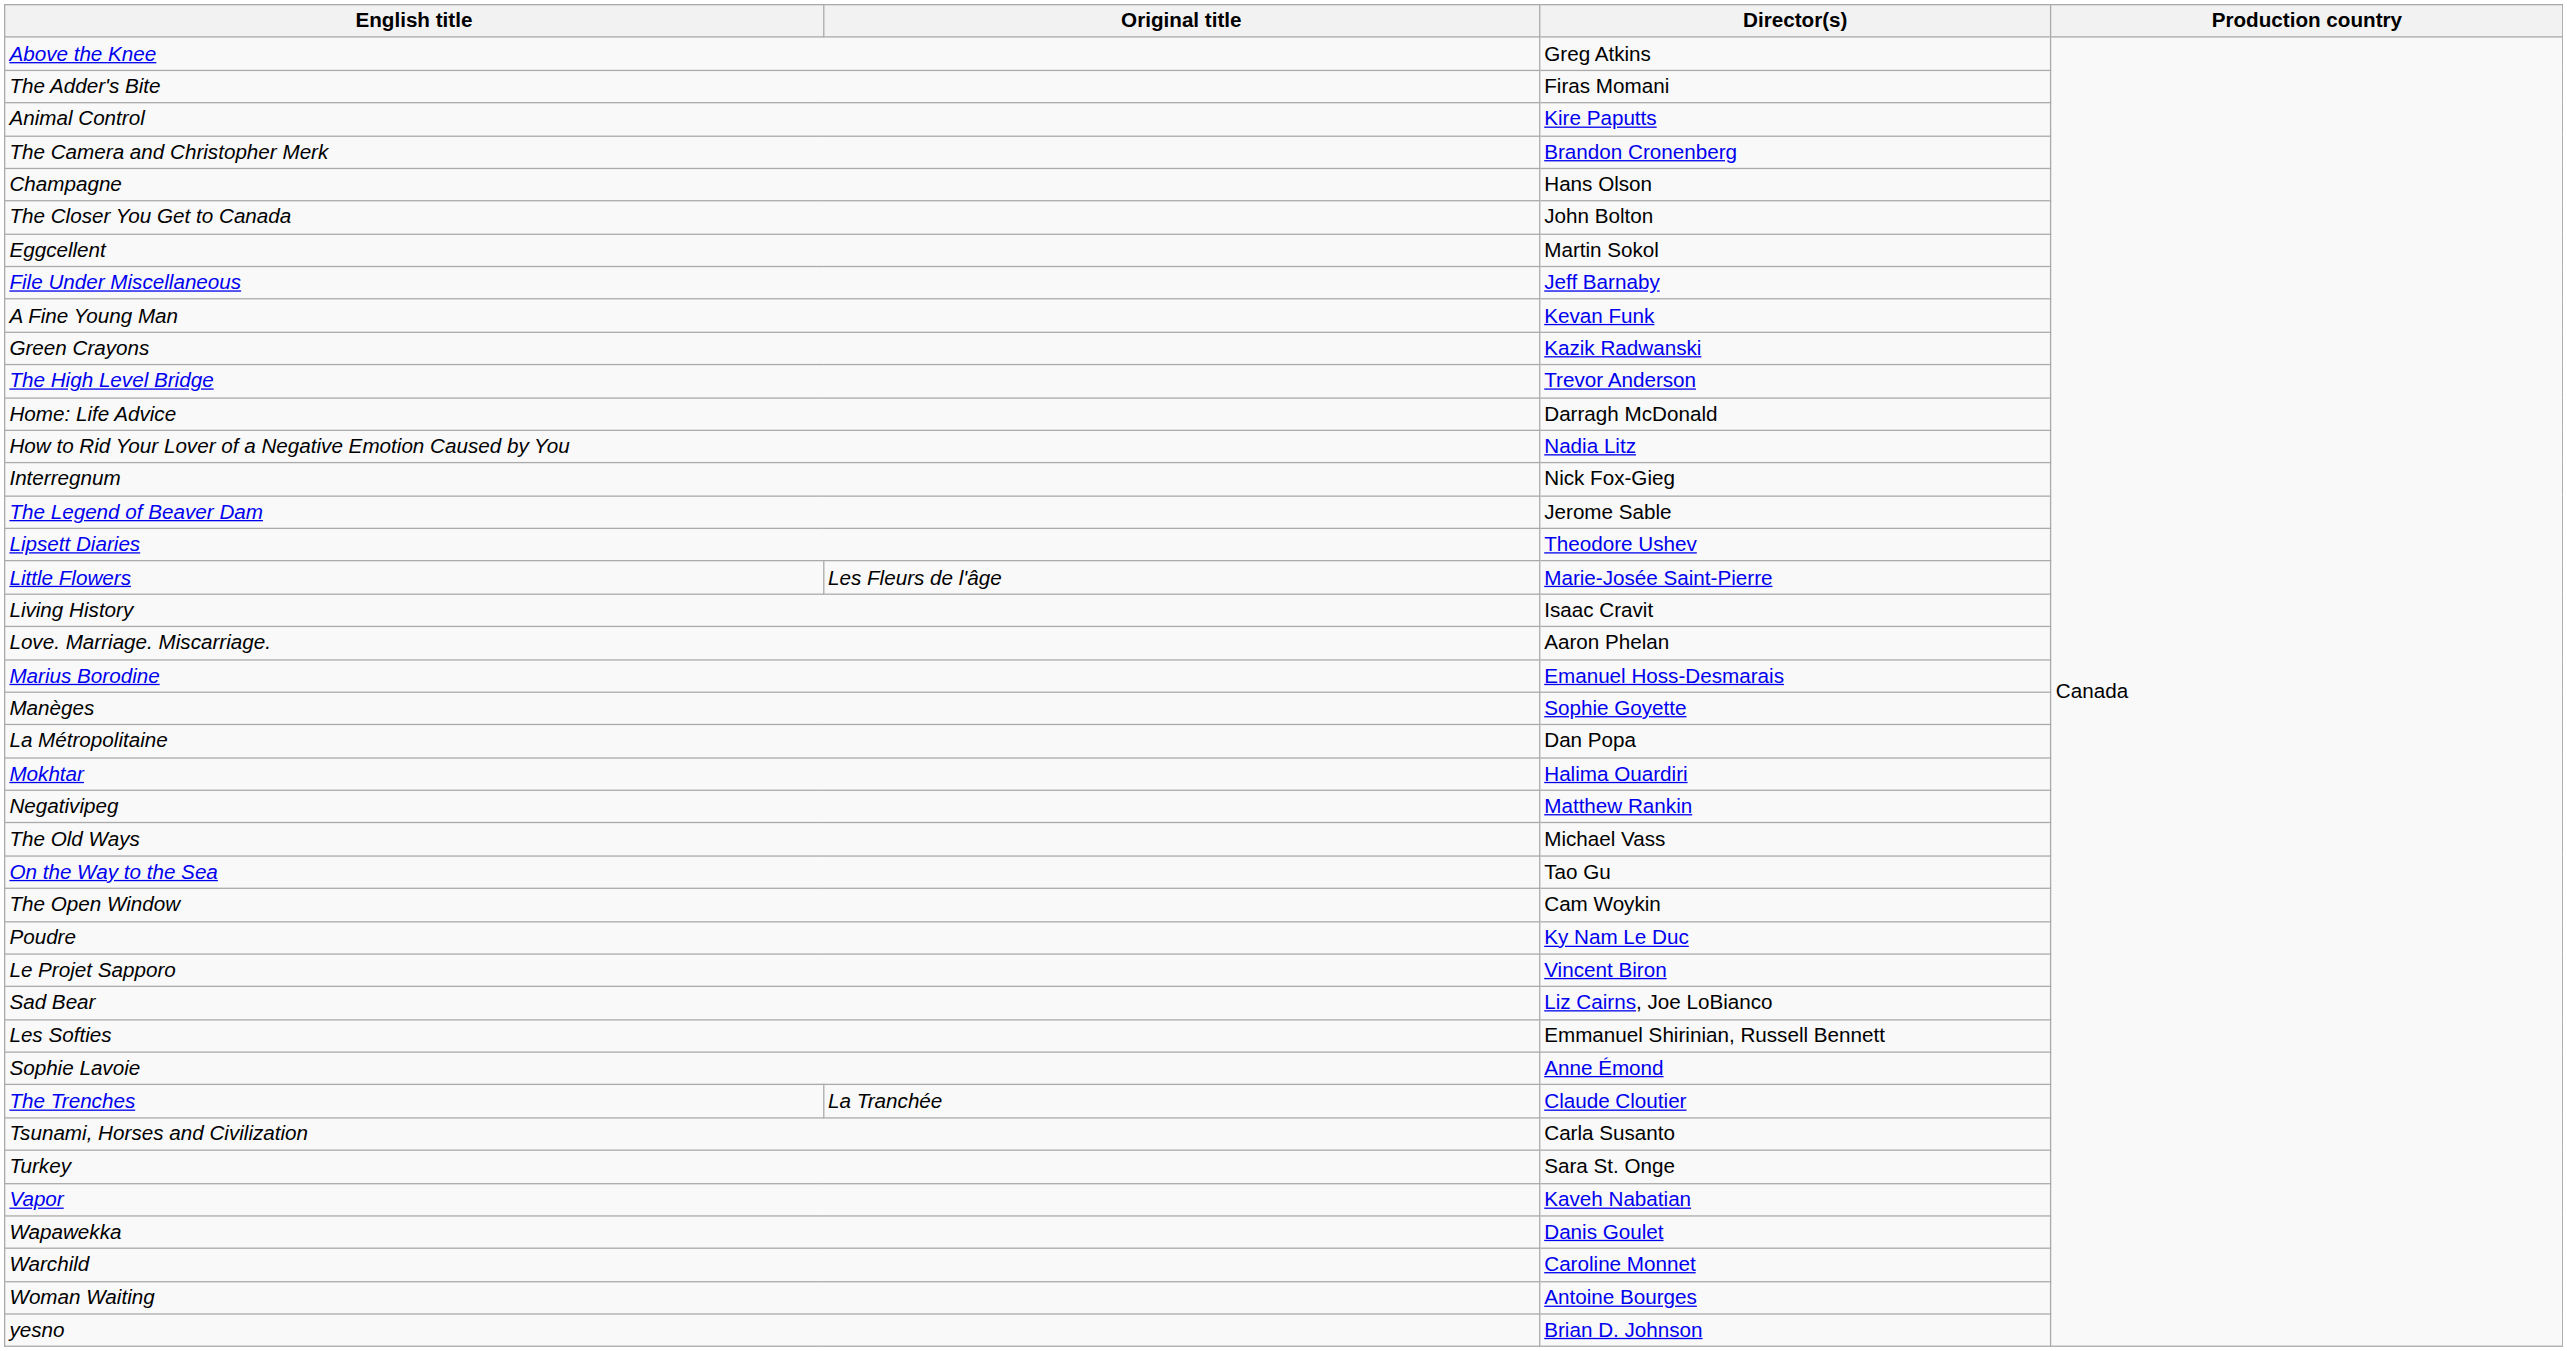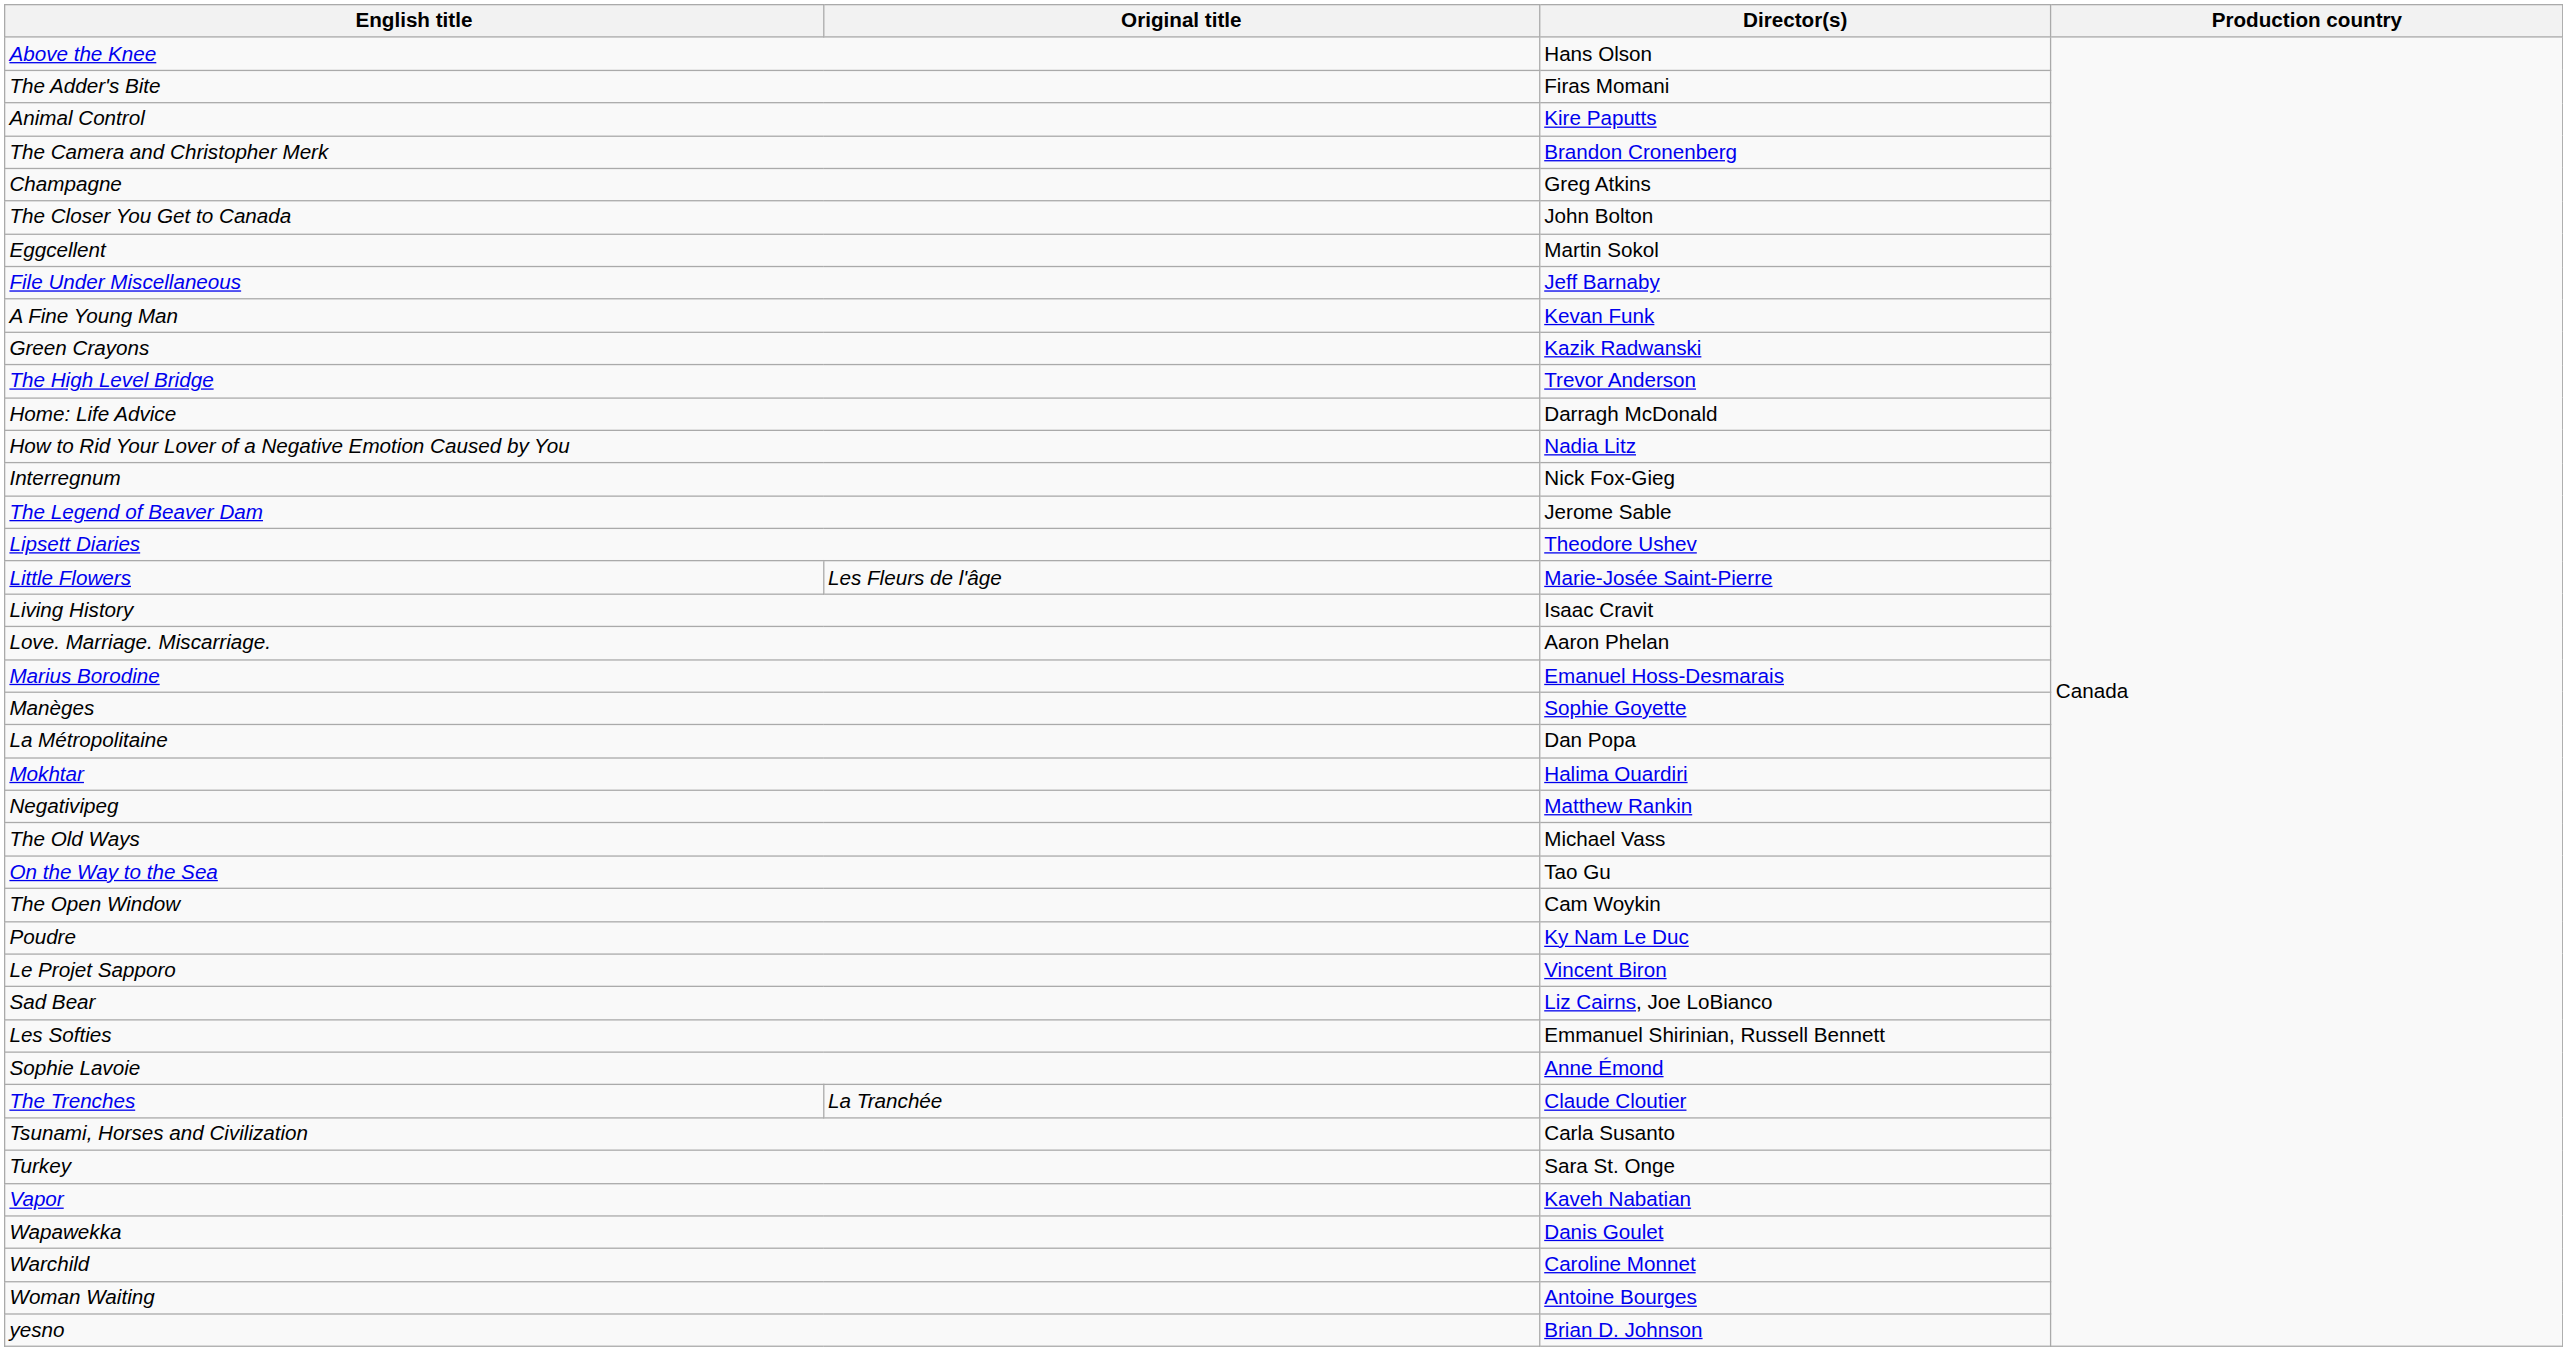(1598, 53) Greg Atkins -> (1598, 53) Hans Olson
(1598, 184) Hans Olson -> (1598, 184) Greg Atkins
